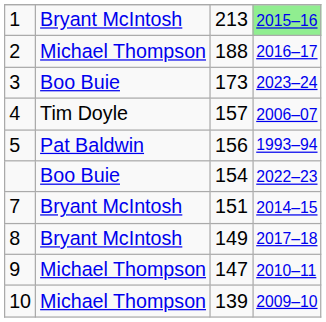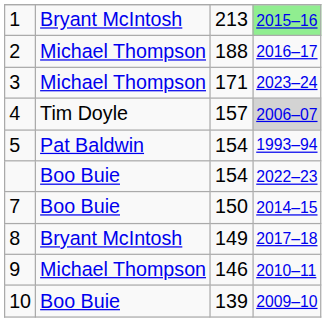(80, 82) Boo Buie -> (123, 82) Michael Thompson
(232, 82) 173 -> (232, 82) 171
(287, 114) no background -> (287, 114) lightgrey background
(232, 144) 156 -> (232, 144) 154
(111, 207) Bryant McIntosh -> (80, 207) Boo Buie
(232, 207) 151 -> (232, 207) 150
(232, 269) 147 -> (232, 269) 146
(123, 301) Michael Thompson -> (80, 301) Boo Buie
